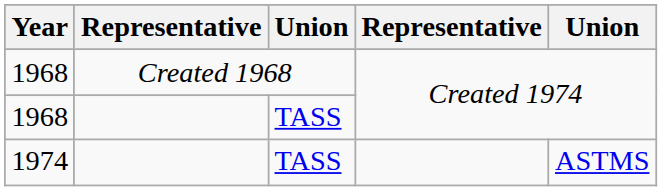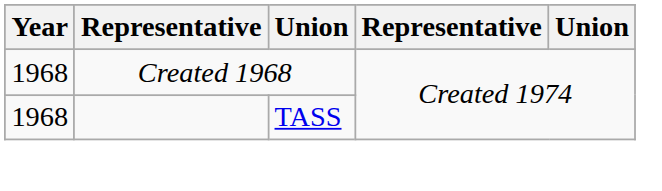- row: (40, 161)
